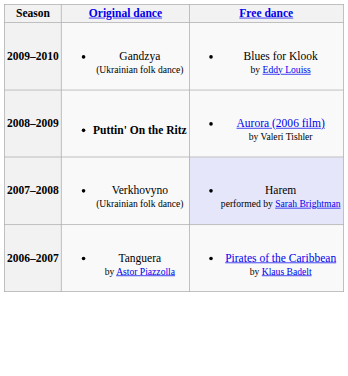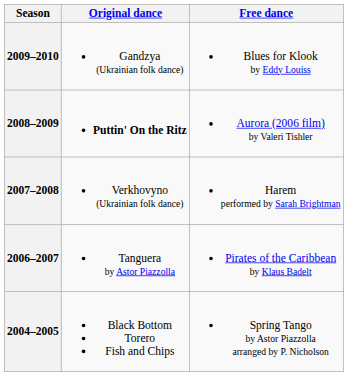(266, 197) lavender background -> (266, 197) no background
+ row: (33, 331)
